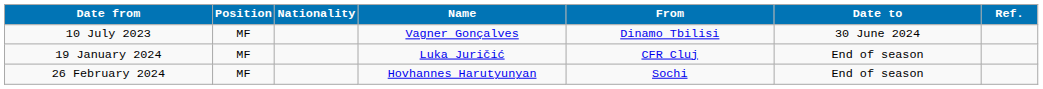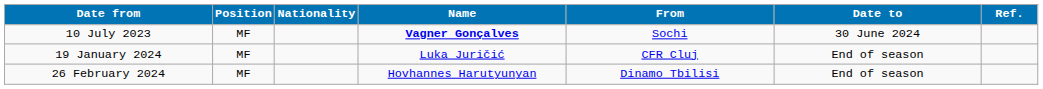(462, 34) normal -> (462, 34) bold
(670, 34) Dinamo Tbilisi -> (670, 34) Sochi
(670, 74) Sochi -> (670, 74) Dinamo Tbilisi
